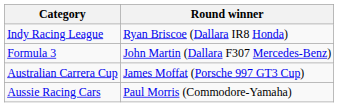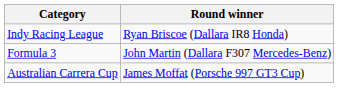- row: (54, 92)
